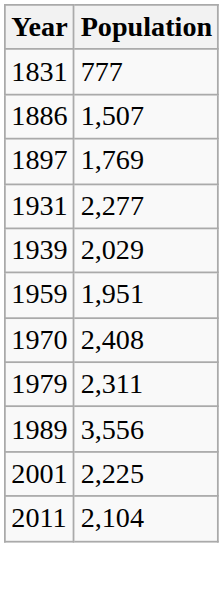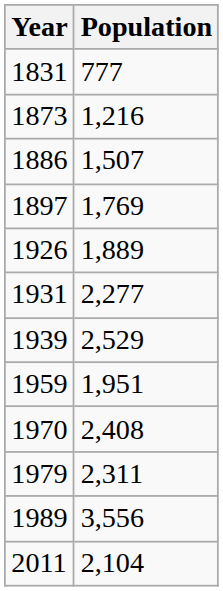+ row: (40, 116)
+ row: (40, 250)
(112, 250) 2,029 -> (112, 339) 2,529
- row: (40, 473)
